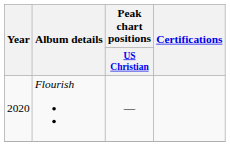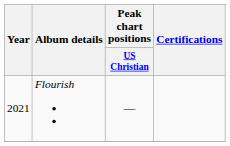(18, 108) 2020 -> (18, 108) 2021
